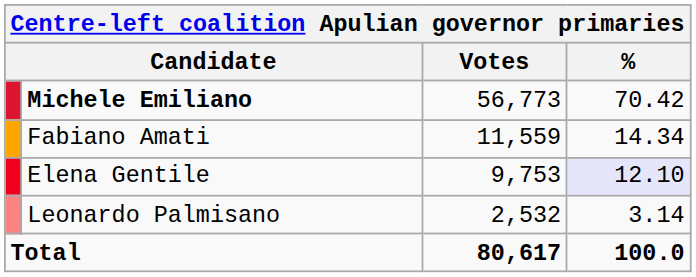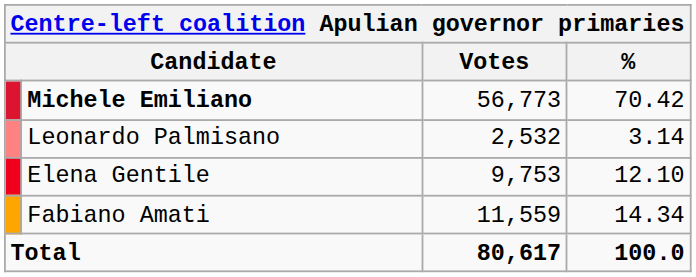rows swapped: (119, 138) <-> (154, 215)
(649, 177) lavender background -> (649, 177) no background
